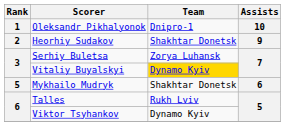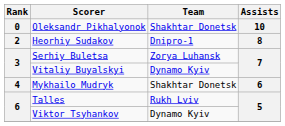(17, 26) 1 -> (17, 26) 0
(172, 26) Dnipro-1 -> (193, 26) Shakhtar Donetsk
(193, 41) Shakhtar Donetsk -> (172, 41) Dnipro-1
(260, 41) 9 -> (260, 41) 8
(180, 70) gold background -> (180, 70) no background
(17, 85) 5 -> (17, 85) 4
